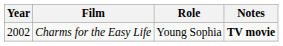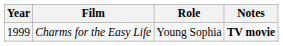(19, 31) 2002 -> (19, 31) 1999
